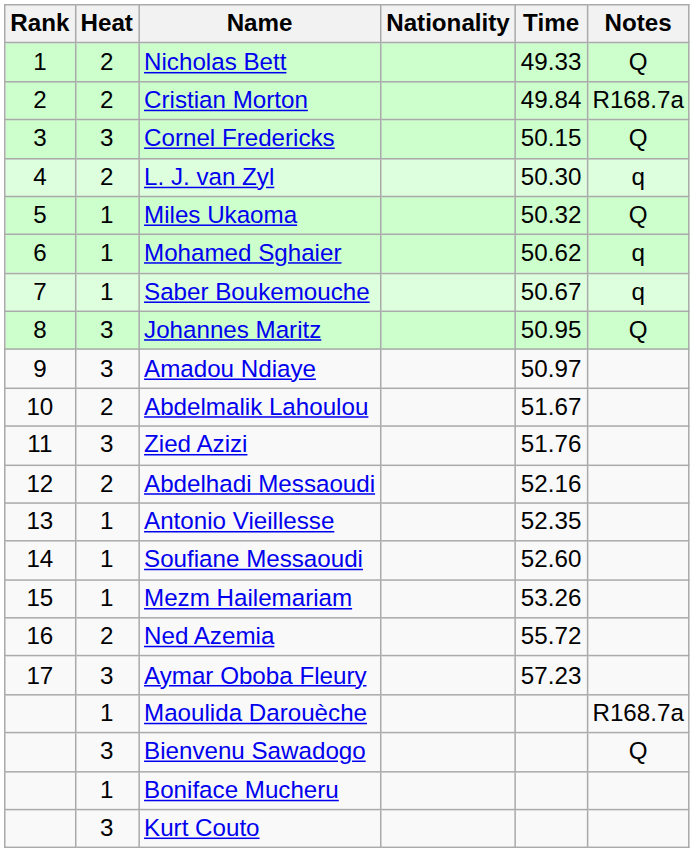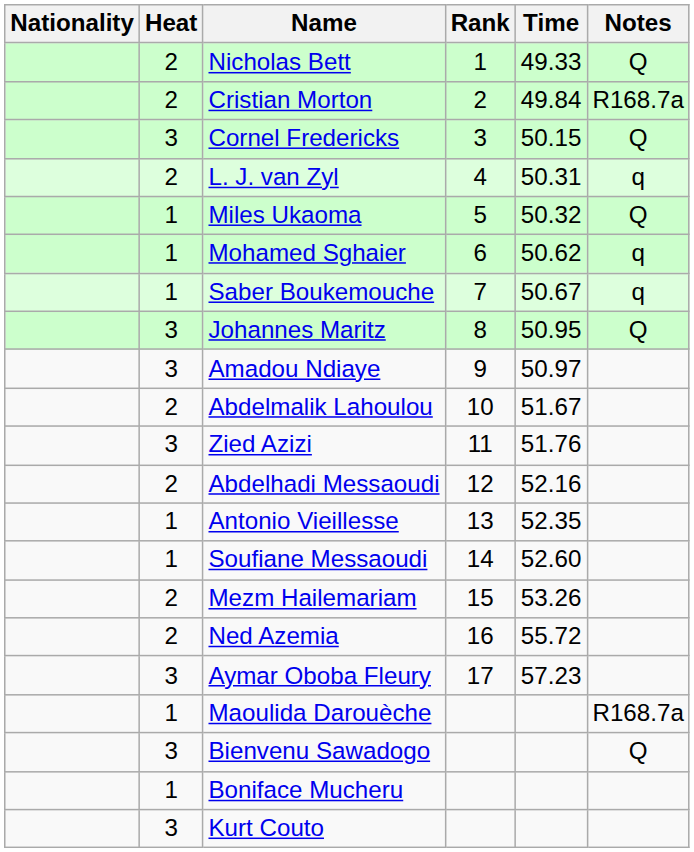columns swapped: (40, 23) <-> (448, 23)
(551, 176) 50.30 -> (551, 176) 50.31
(107, 598) 1 -> (171, 598) 2
